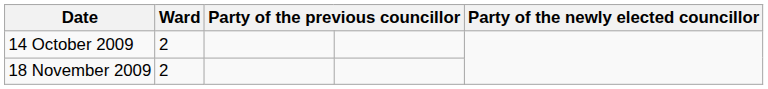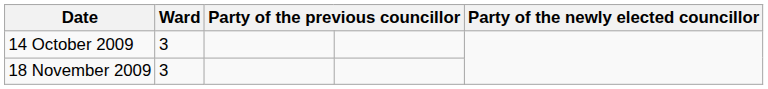(164, 44) 2 -> (164, 44) 3
(164, 71) 2 -> (164, 71) 3
